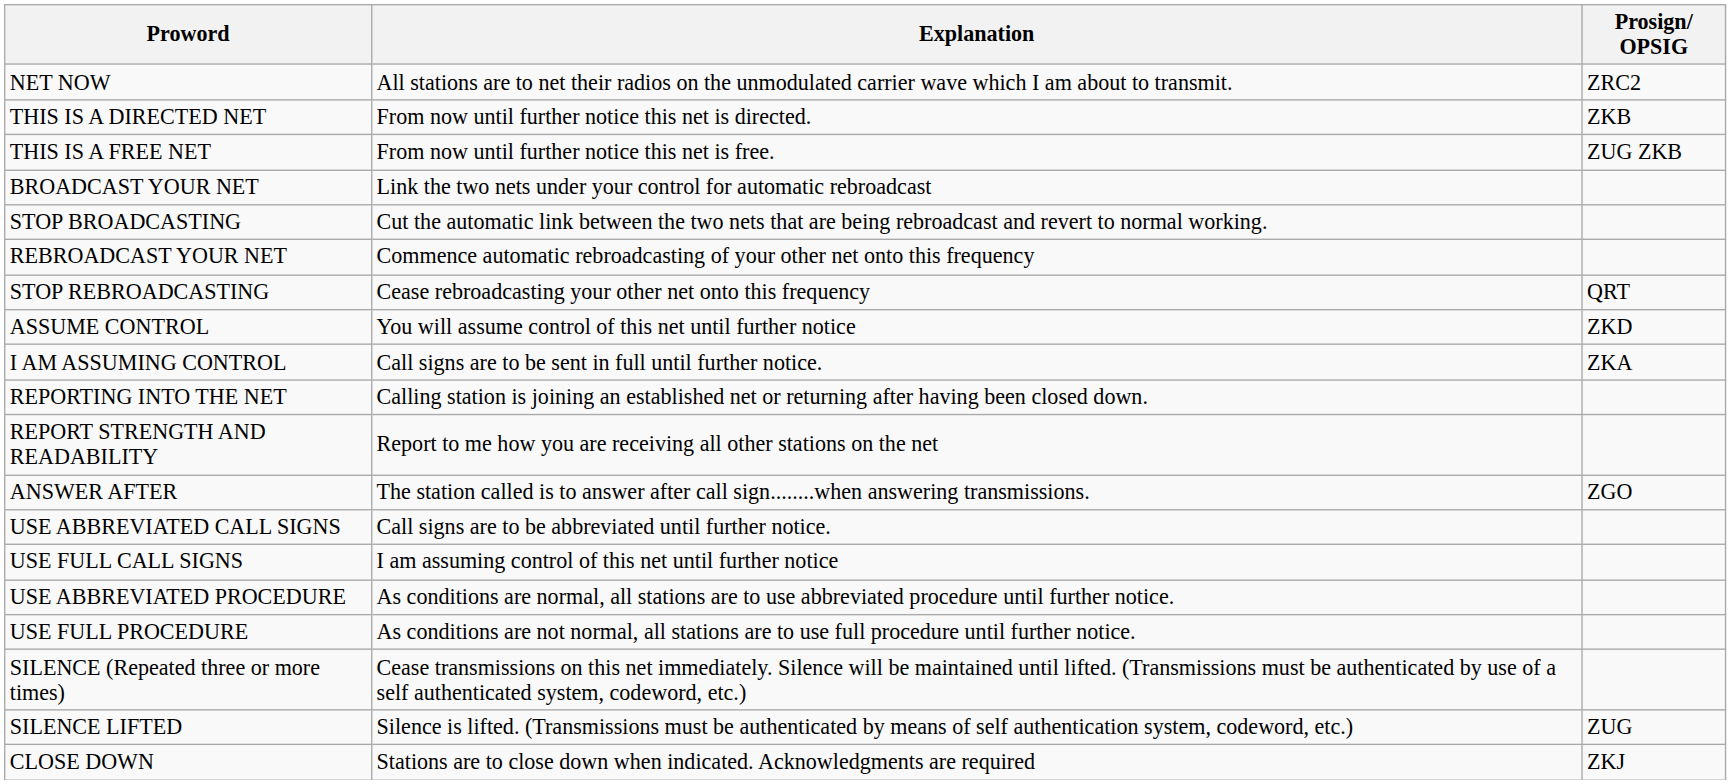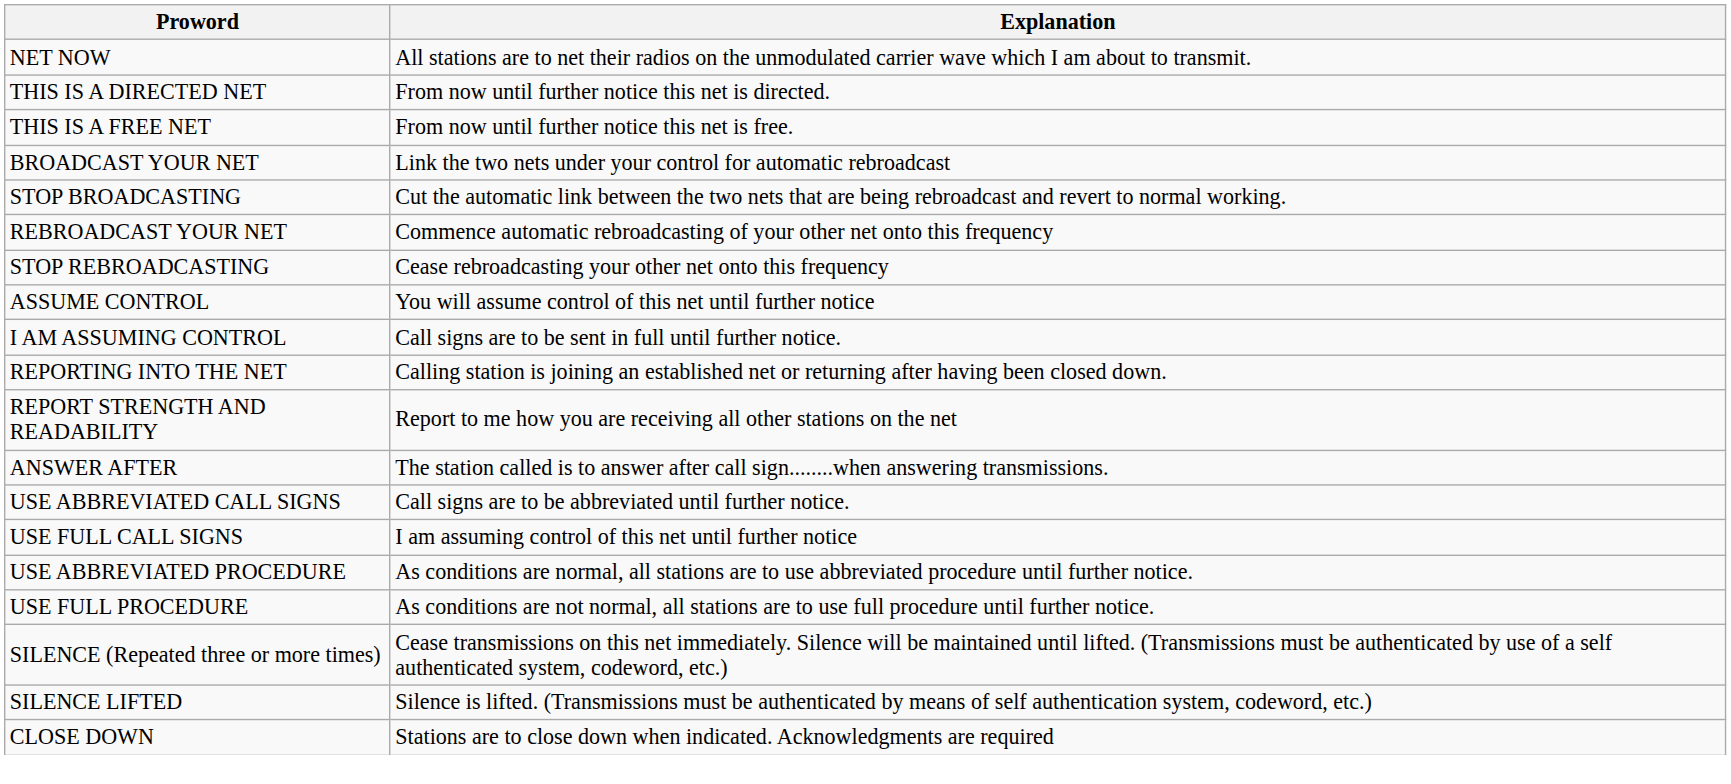- column: (1654, 34)
